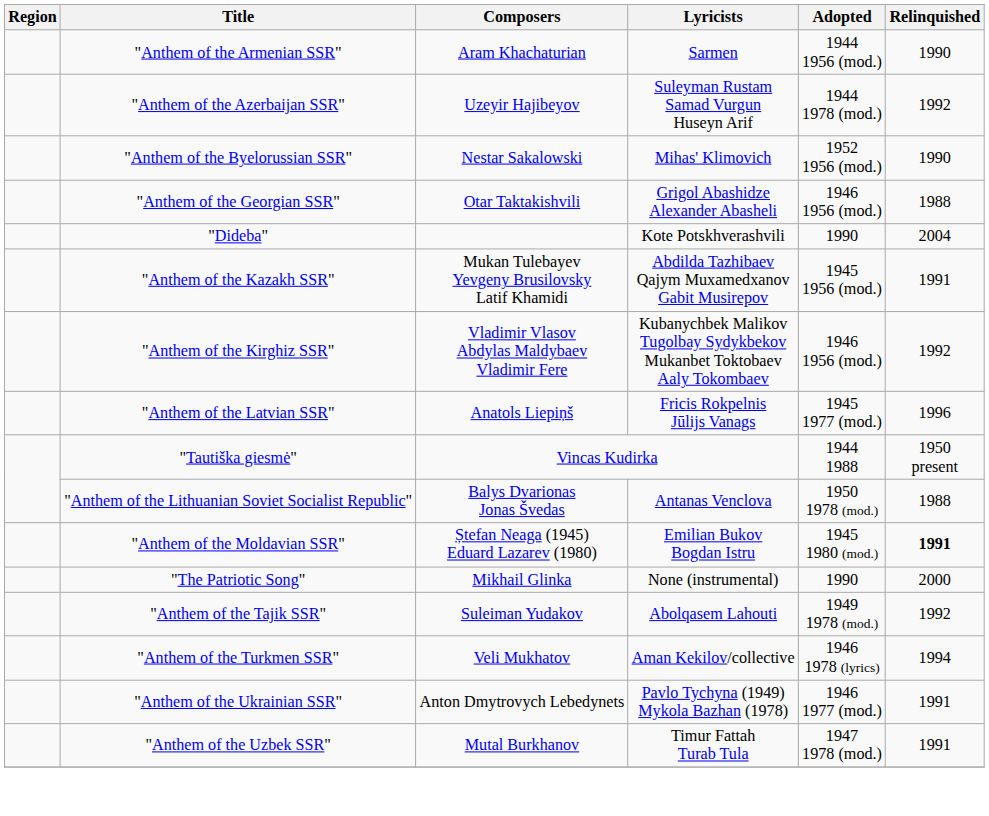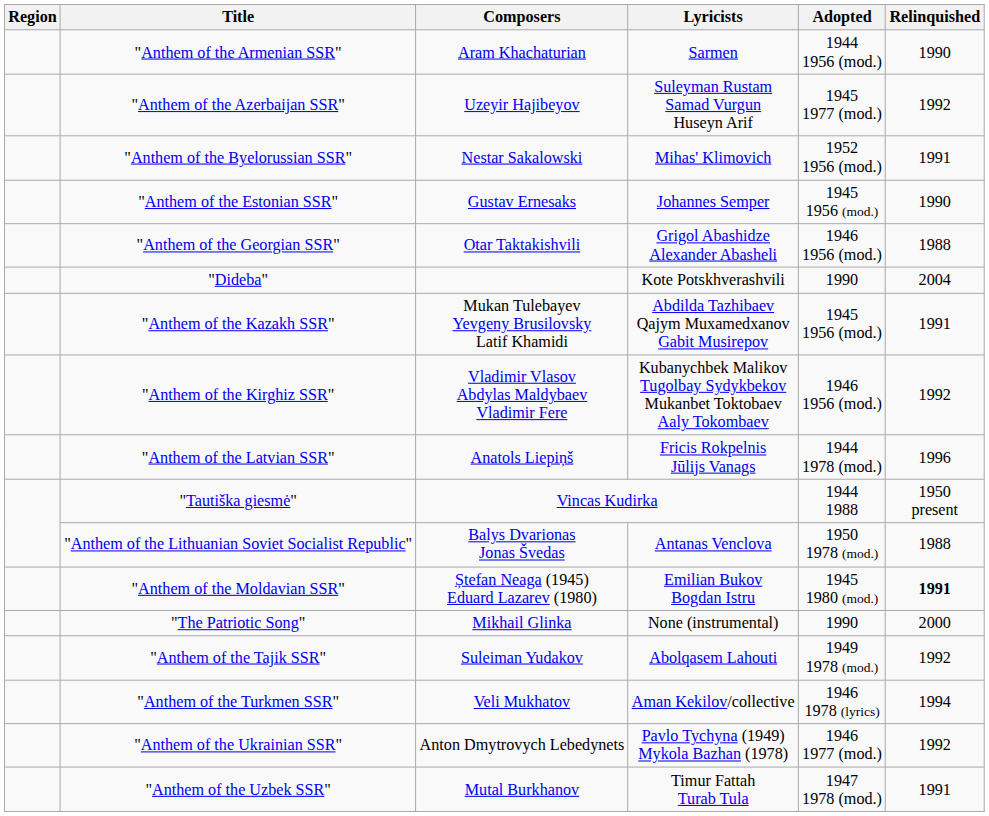(842, 104) 1944 1978 (mod.) -> (842, 104) 1945 1977 (mod.)
(935, 157) 1990 -> (935, 157) 1991
+ row: (238, 201)
(842, 413) 1945 1977 (mod.) -> (842, 457) 1944 1978 (mod.)
(935, 701) 1991 -> (935, 745) 1992
